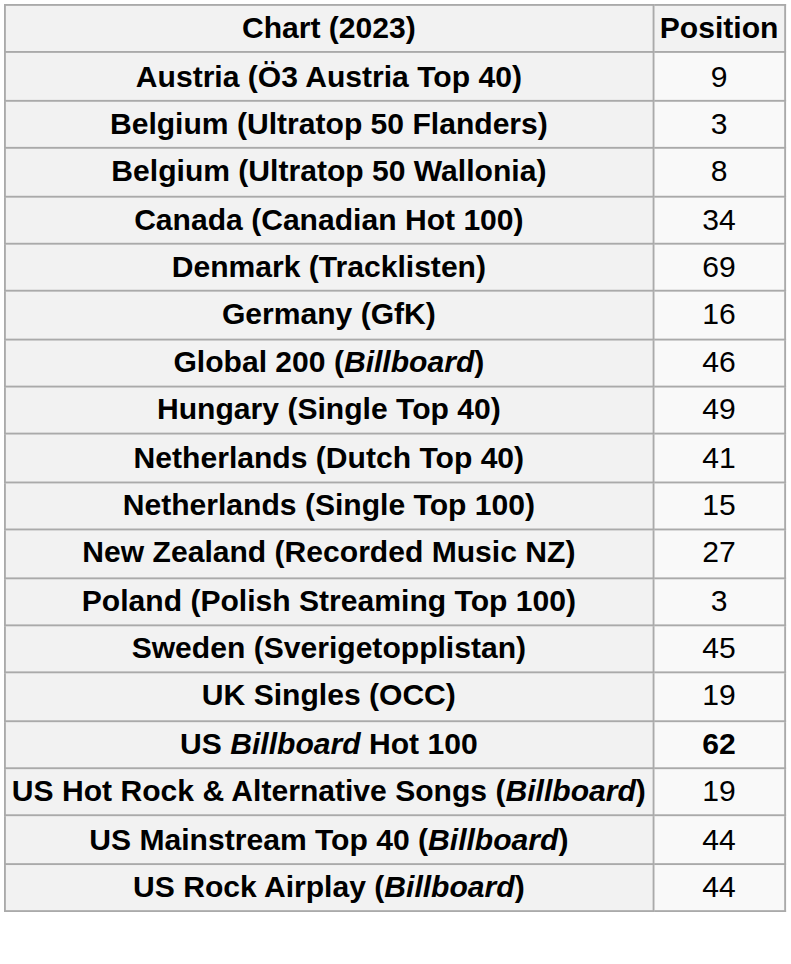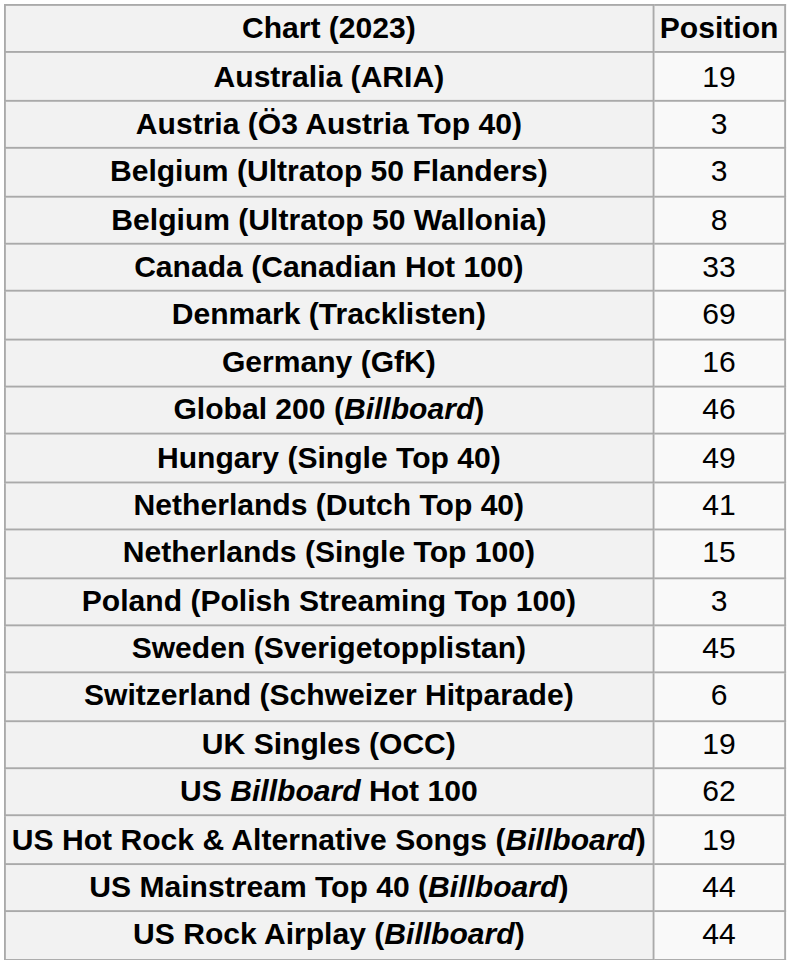+ row: (329, 76)
(719, 76) 9 -> (719, 123) 3
(719, 219) 34 -> (719, 266) 33
- row: (329, 553)
+ row: (329, 696)
(719, 743) bold -> (719, 791) normal
